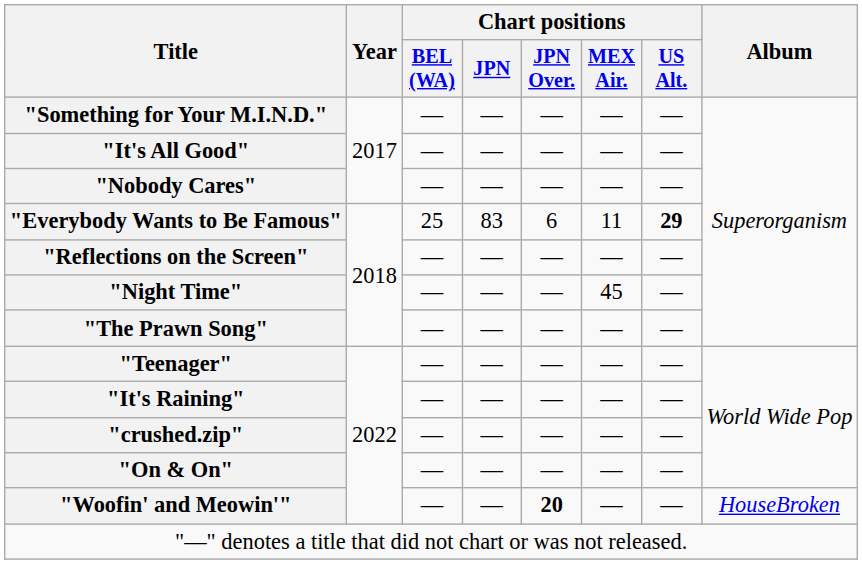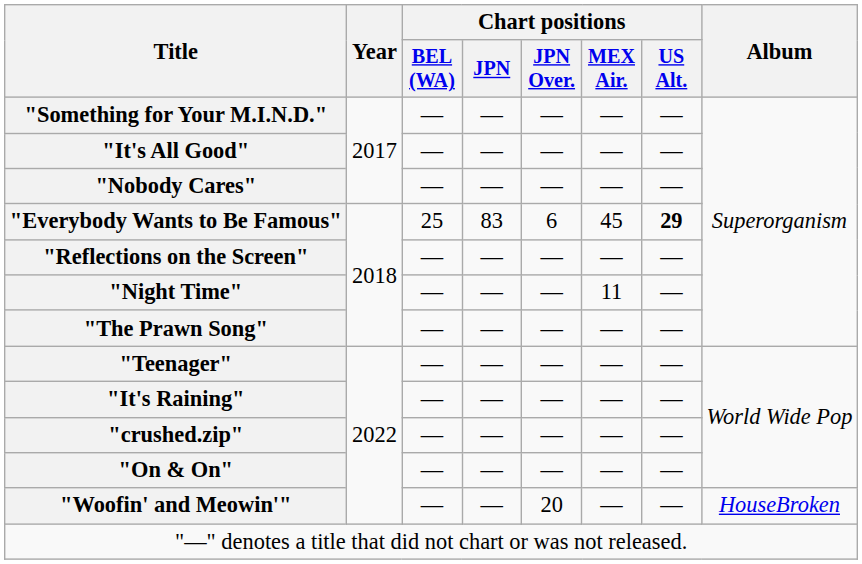(611, 221) 11 -> (611, 221) 45
(611, 292) 45 -> (611, 292) 11
(552, 505) bold -> (552, 505) normal
